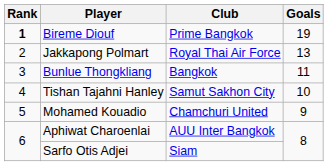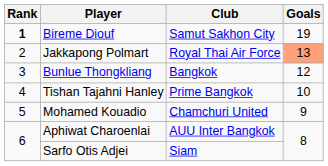(211, 33) Prime Bangkok -> (222, 33) Samut Sakhon City
(303, 53) no background -> (303, 53) lightsalmon background
(303, 72) 11 -> (303, 72) 12
(222, 92) Samut Sakhon City -> (211, 92) Prime Bangkok
